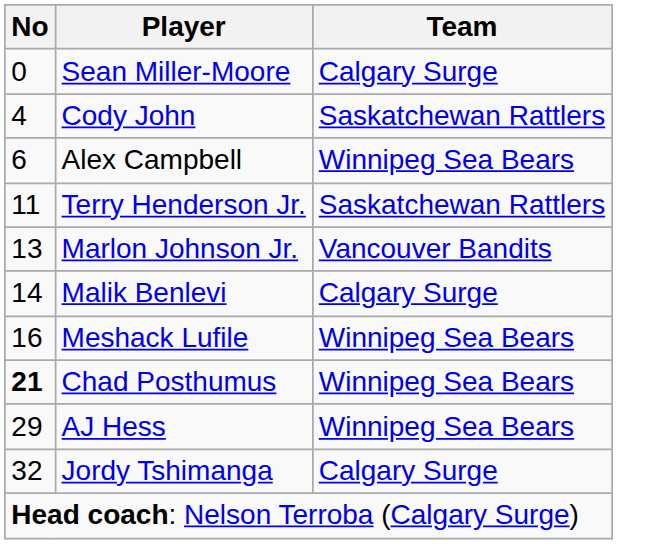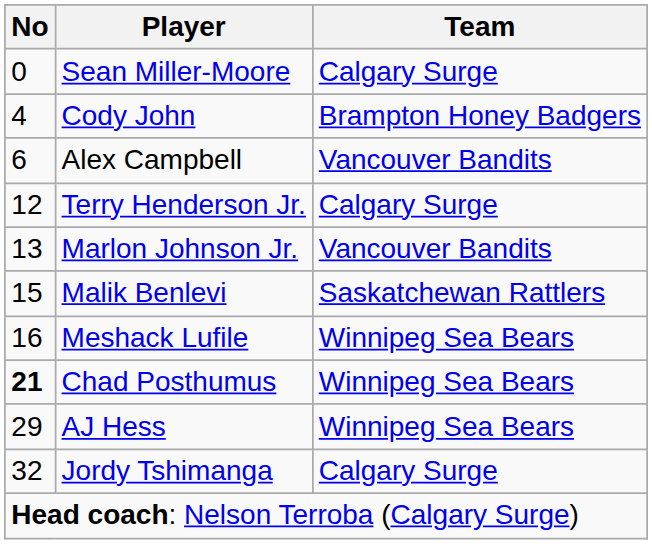(462, 115) Saskatchewan Rattlers -> (480, 115) Brampton Honey Badgers
(446, 159) Winnipeg Sea Bears -> (435, 159) Vancouver Bandits
(26, 204) 11 -> (27, 204) 12
(462, 204) Saskatchewan Rattlers -> (408, 204) Calgary Surge
(27, 293) 14 -> (27, 293) 15
(408, 293) Calgary Surge -> (462, 293) Saskatchewan Rattlers
